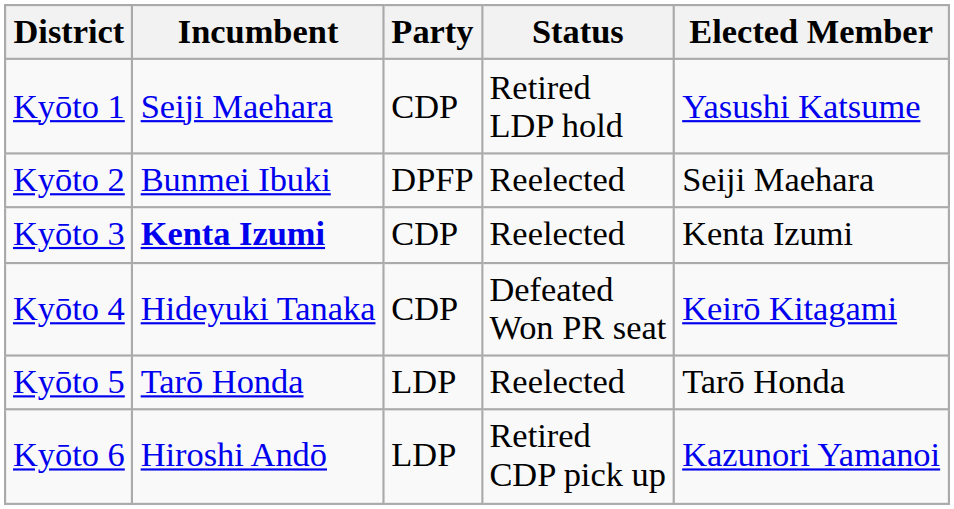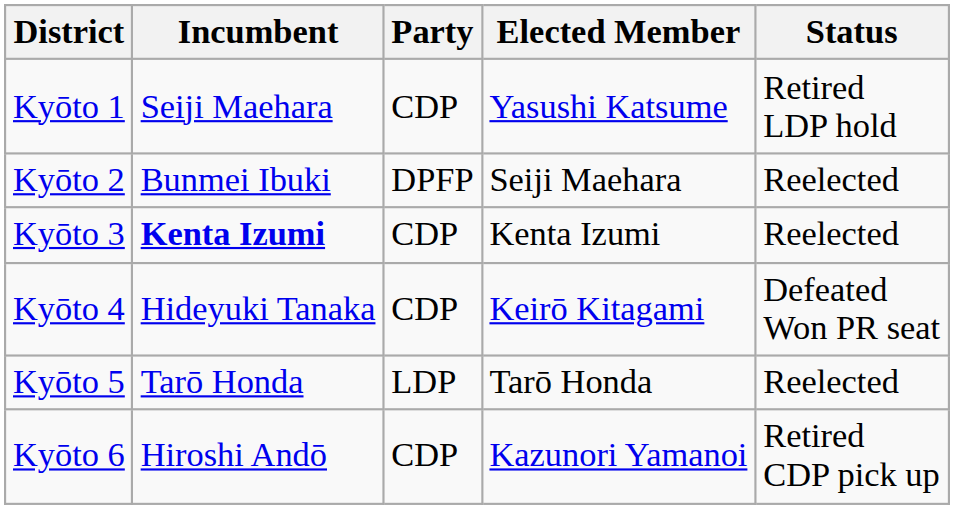columns swapped: (578, 31) <-> (811, 31)
(424, 455) LDP -> (425, 455) CDP
